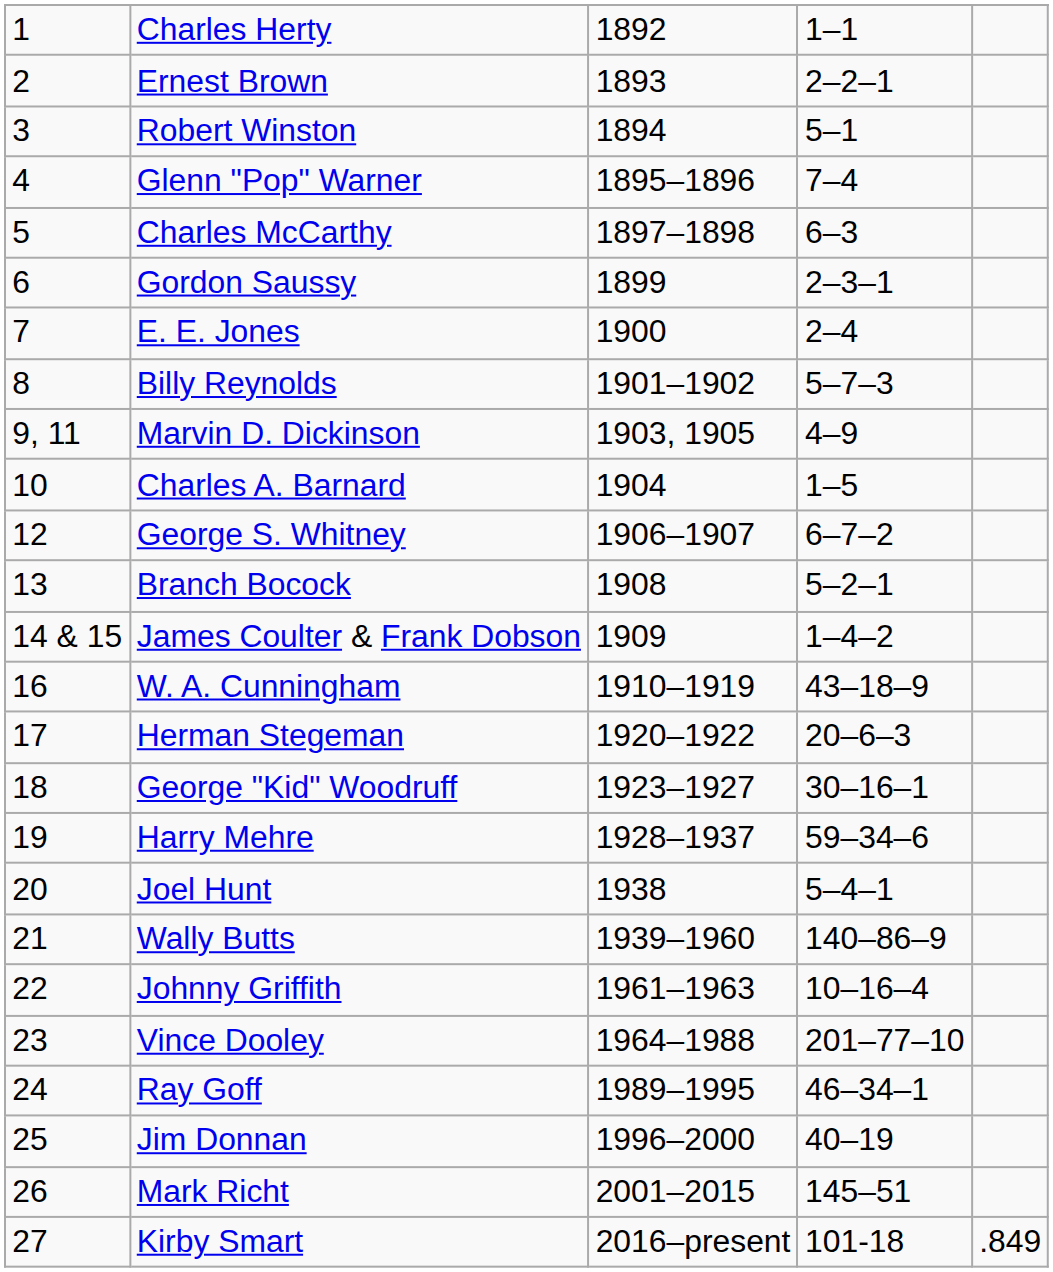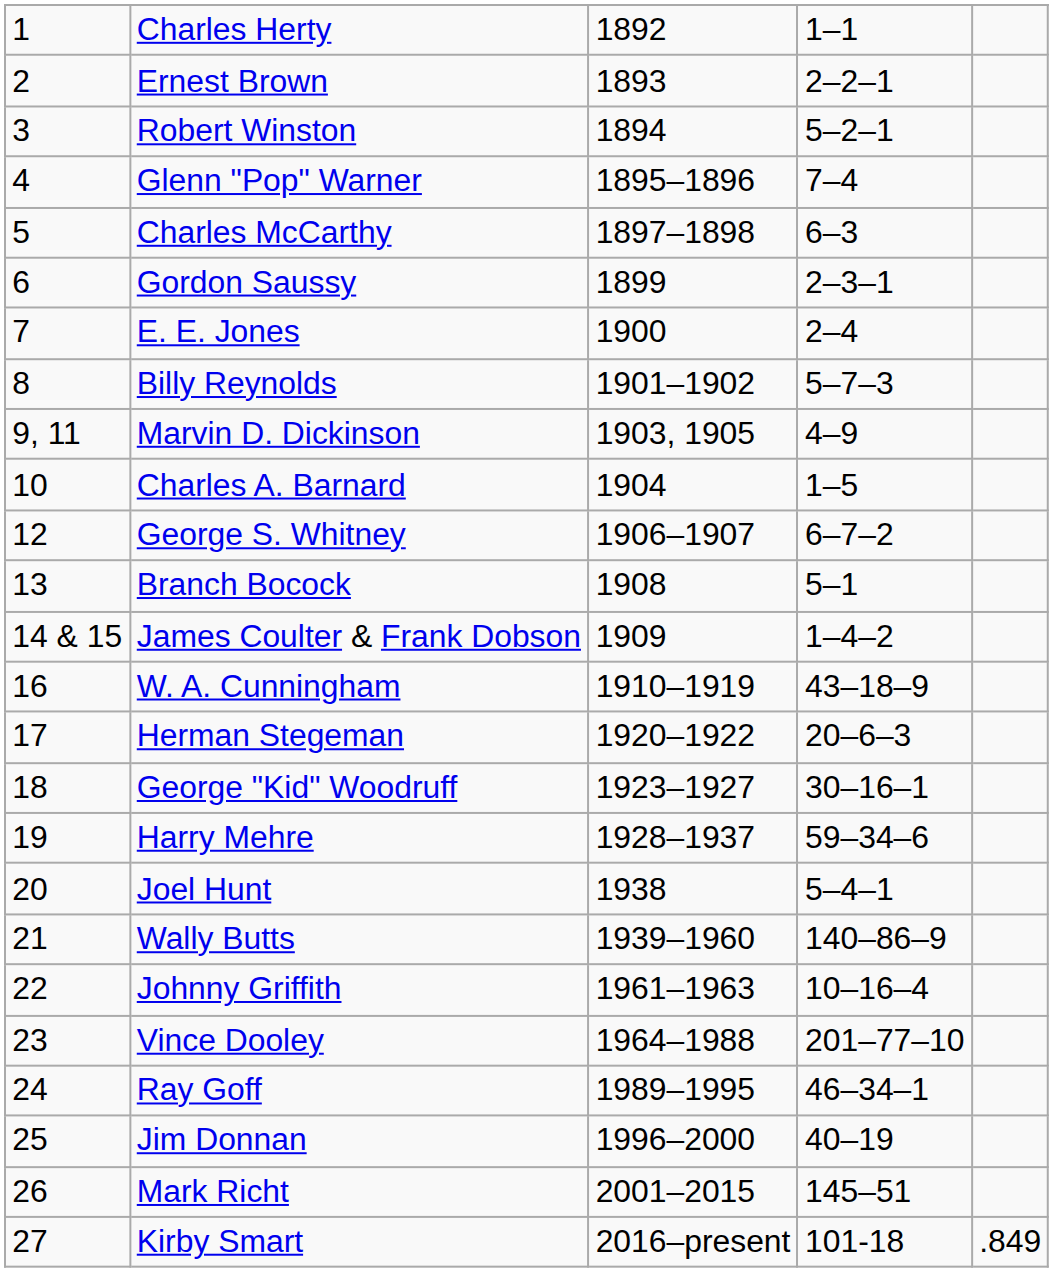(832, 130) 5–1 -> (849, 130) 5–2–1
(849, 585) 5–2–1 -> (832, 585) 5–1
